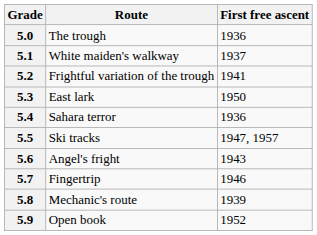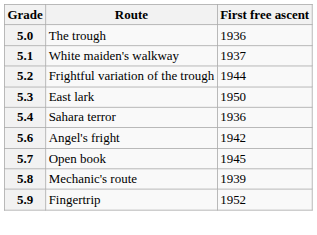(233, 76) 1941 -> (233, 76) 1944
- row: (25, 138)
(233, 158) 1943 -> (233, 138) 1942
(75, 179) Fingertrip -> (77, 158) Open book
(233, 179) 1946 -> (233, 158) 1945
(77, 220) Open book -> (75, 199) Fingertrip
